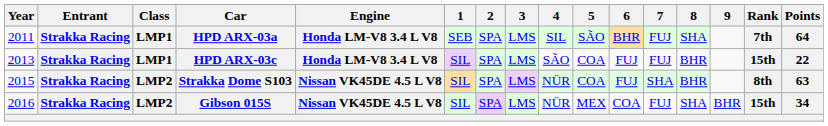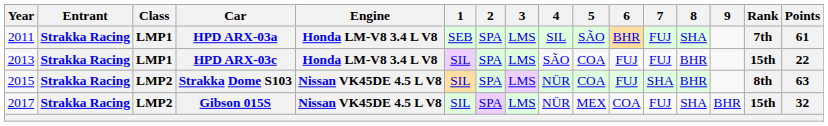(802, 37) 64 -> (802, 37) 61
(21, 103) 2016 -> (21, 103) 2017
(802, 103) 34 -> (802, 103) 32
